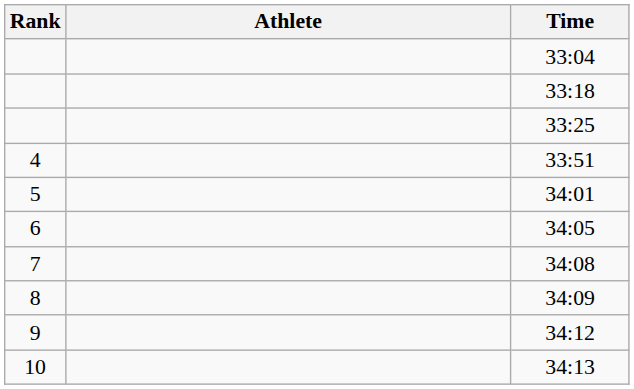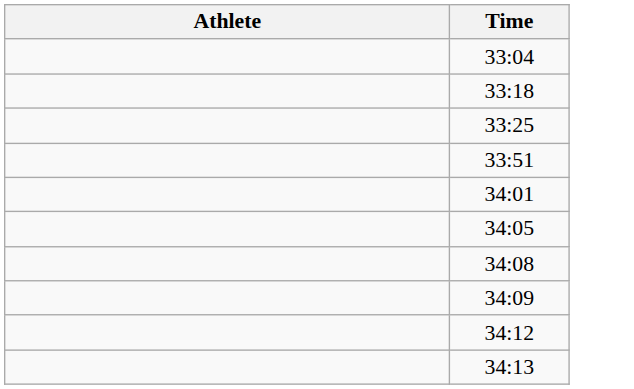- column: (35, 21)
